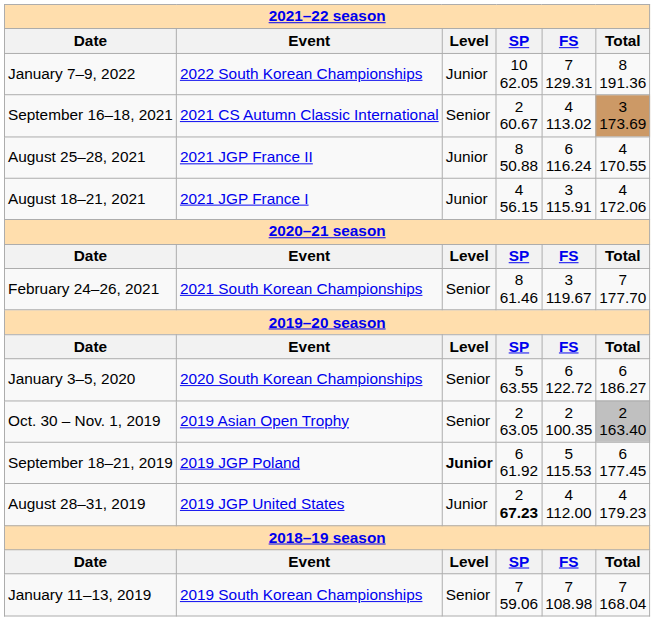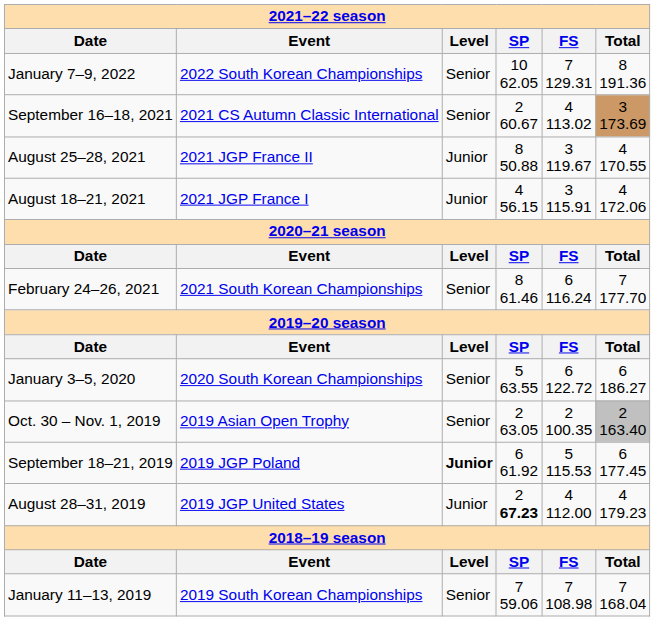(467, 74) Junior -> (468, 74) Senior
(569, 157) 6 116.24 -> (569, 157) 3 119.67
(569, 289) 3 119.67 -> (569, 289) 6 116.24
